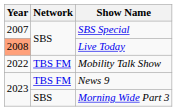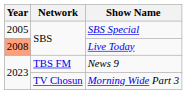(18, 30) 2007 -> (18, 30) 2005
- row: (120, 64)
(43, 98) SBS -> (58, 81) TV Chosun
